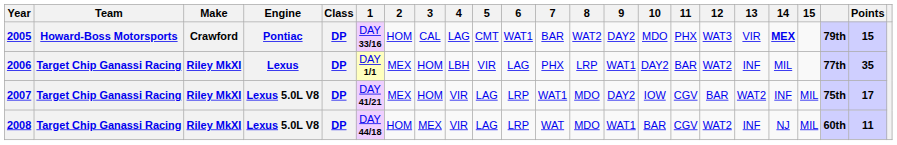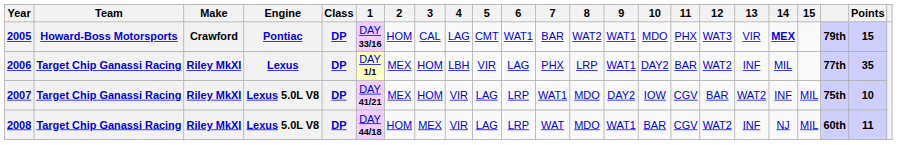(621, 37) DAY2 -> (621, 37) WAT1
(868, 96) 17 -> (868, 96) 10
